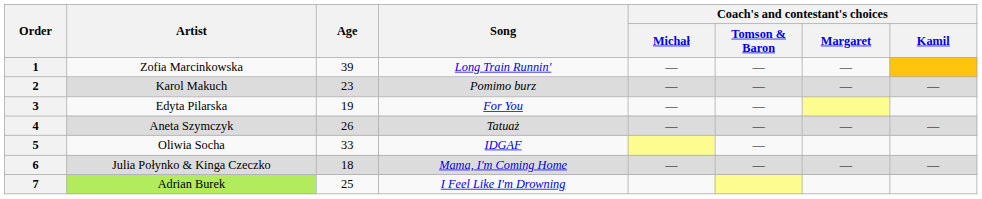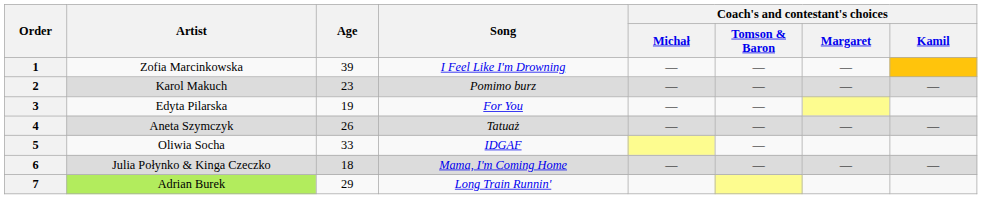(503, 67) Long Train Runnin' -> (503, 67) I Feel Like I'm Drowning
(347, 184) 25 -> (347, 184) 29
(503, 184) I Feel Like I'm Drowning -> (503, 184) Long Train Runnin'
